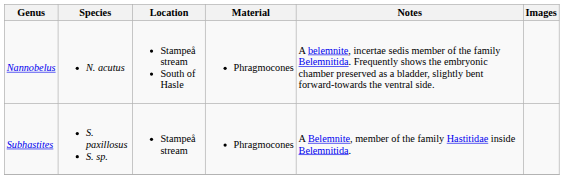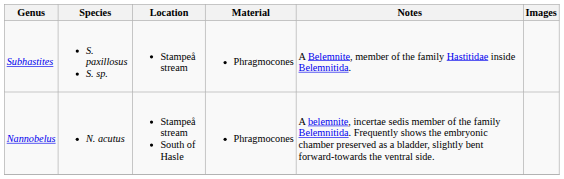rows swapped: (31, 67) <-> (30, 144)
